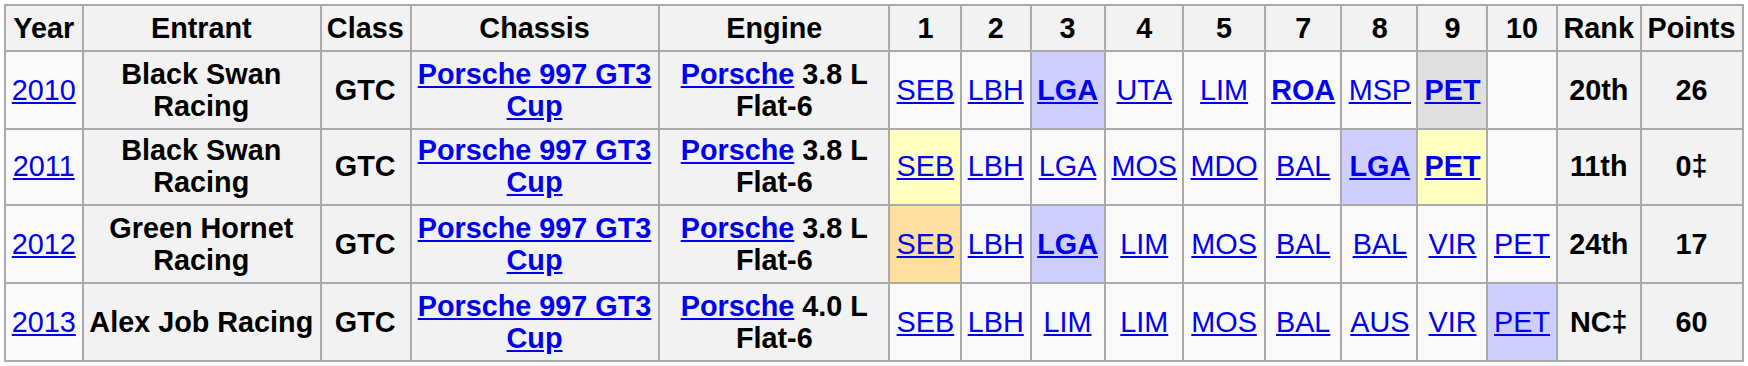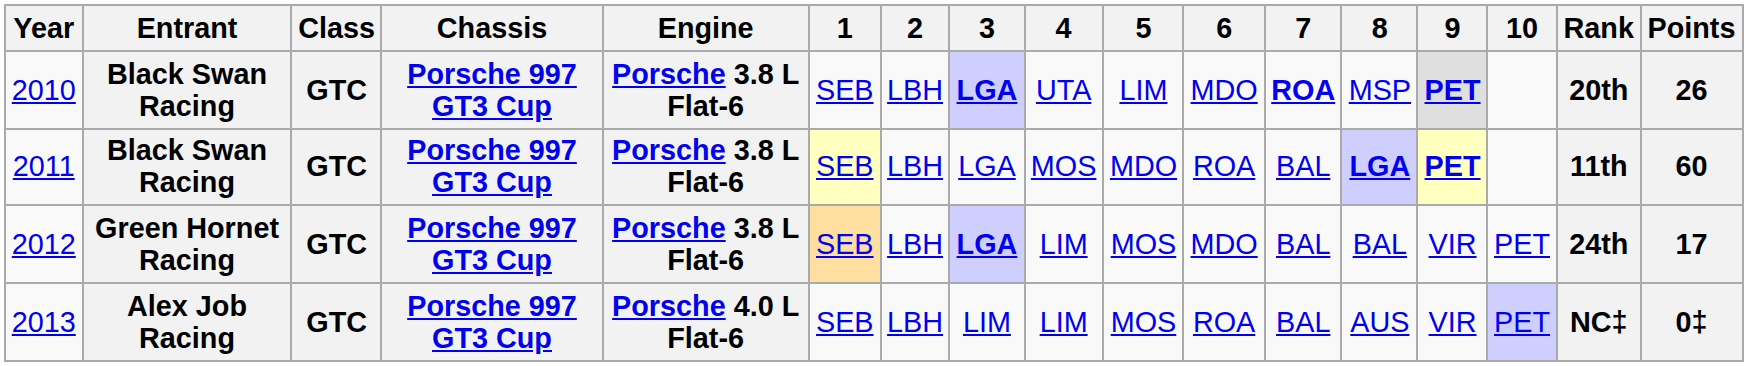+ column: (1224, 28)
(1691, 167) 0‡ -> (1691, 167) 60
(1691, 322) 60 -> (1691, 322) 0‡
